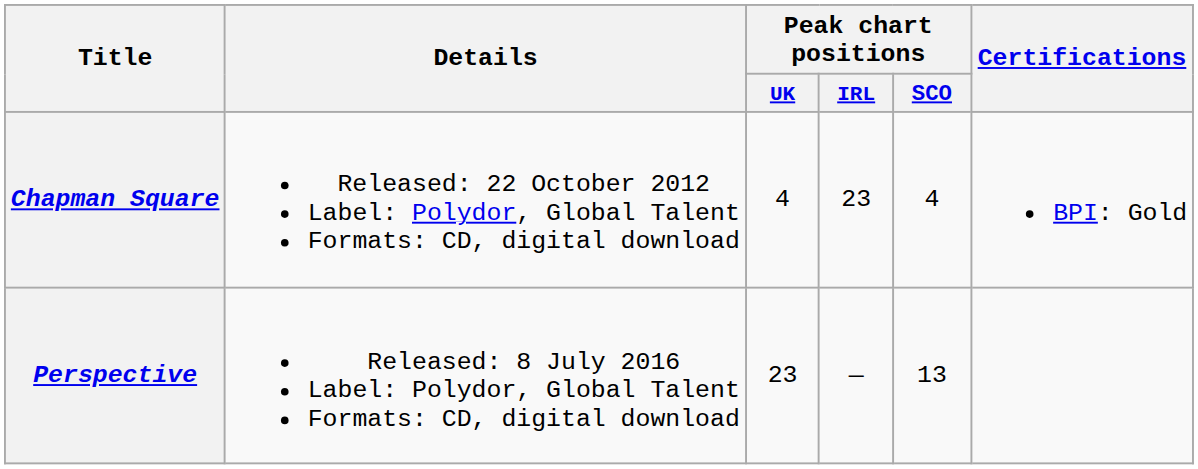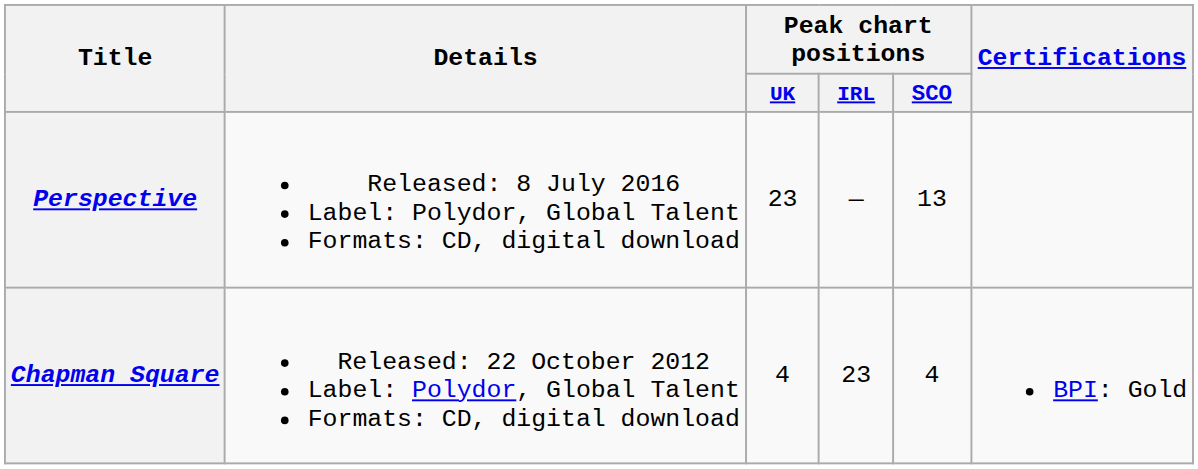rows swapped: (115, 200) <-> (115, 376)
